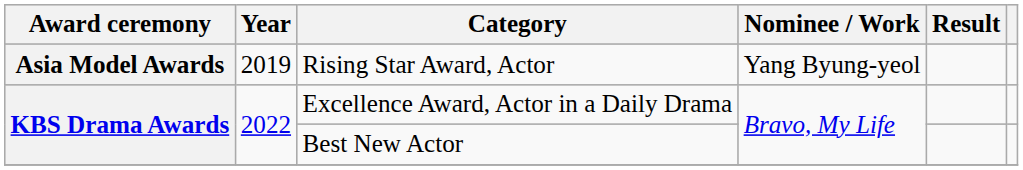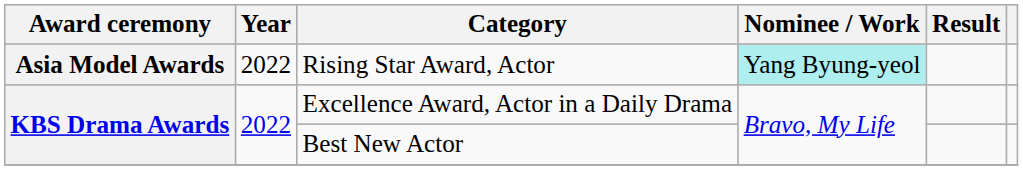(266, 64) 2019 -> (266, 64) 2022
(832, 64) no background -> (832, 64) paleturquoise background
